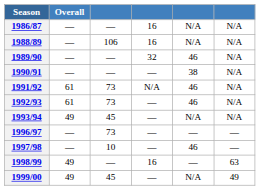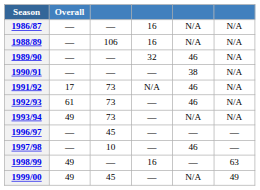(69, 87) 61 -> (69, 87) 17
(111, 117) 45 -> (111, 117) 73
(111, 132) 73 -> (111, 132) 45
